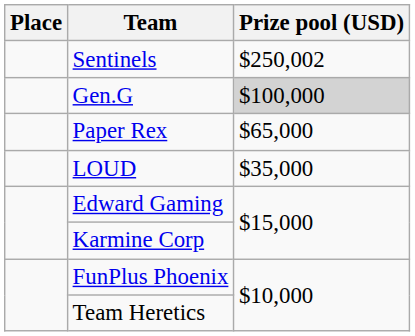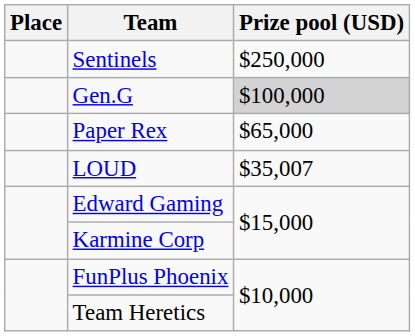(282, 58) $250,002 -> (282, 58) $250,000
(276, 167) $35,000 -> (276, 167) $35,007
